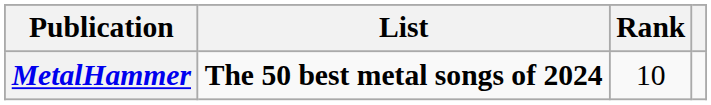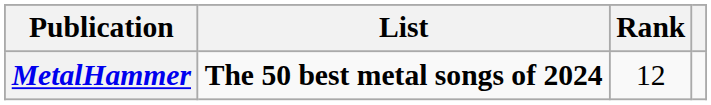(651, 74) 10 -> (651, 74) 12
